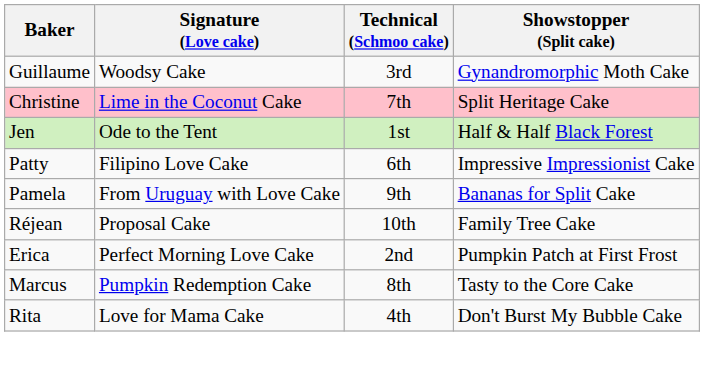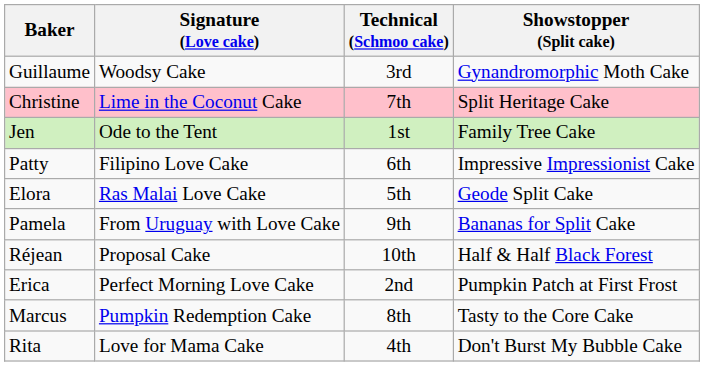(555, 132) Half & Half Black Forest -> (526, 132) Family Tree Cake
+ row: (30, 193)
(526, 224) Family Tree Cake -> (555, 254) Half & Half Black Forest
